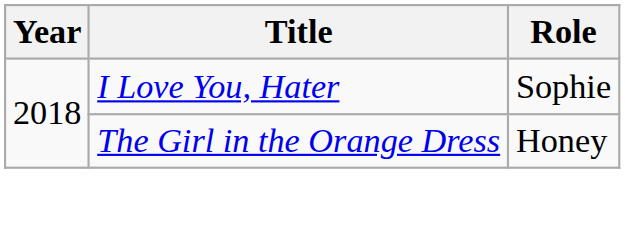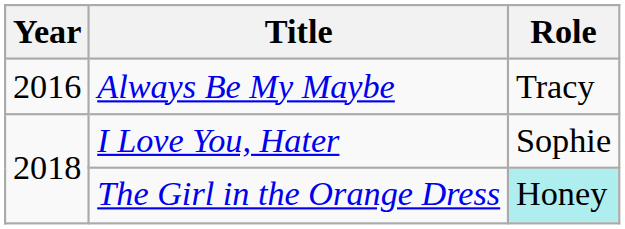+ row: (246, 85)
(562, 140) no background -> (562, 194) paleturquoise background
